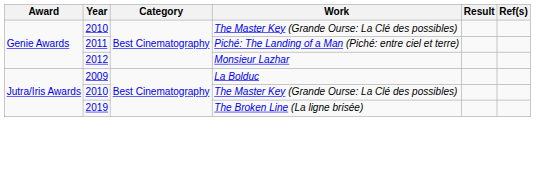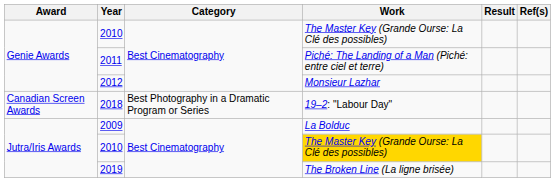+ row: (46, 104)
(336, 92) no background -> (384, 148) gold background
